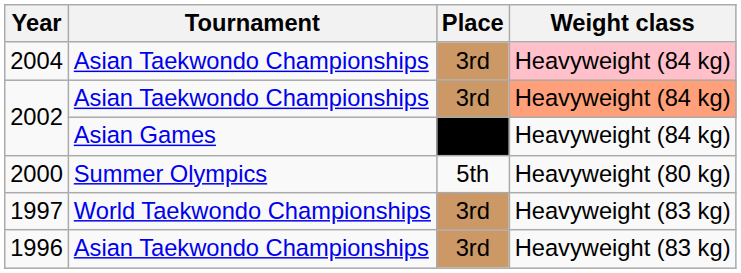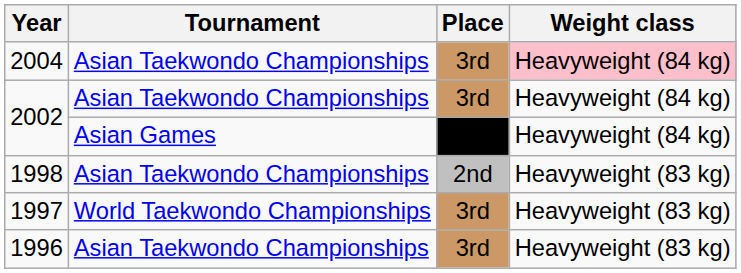(623, 98) lightsalmon background -> (623, 98) no background
- row: (37, 173)
+ row: (37, 173)
